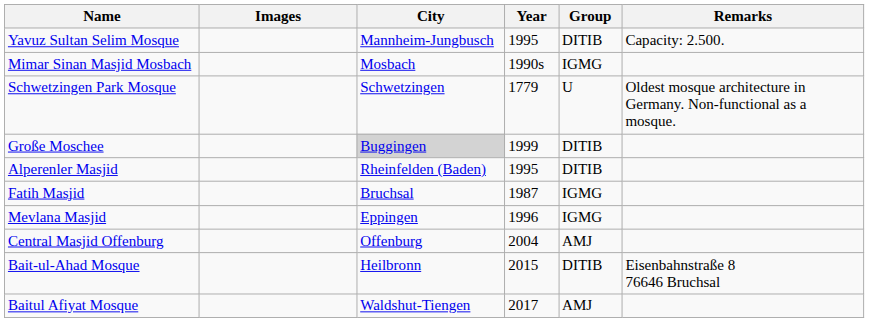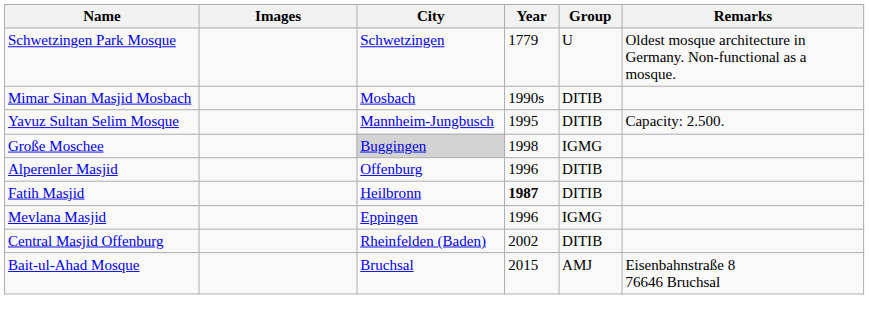rows swapped: (92, 87) <-> (93, 40)
(582, 64) IGMG -> (582, 97) DITIB
(523, 145) 1999 -> (523, 145) 1998
(582, 145) DITIB -> (582, 145) IGMG
(423, 169) Rheinfelden (Baden) -> (391, 169) Offenburg
(523, 169) 1995 -> (523, 169) 1996
(387, 193) Bruchsal -> (391, 193) Heilbronn
(523, 193) normal -> (523, 193) bold
(582, 193) IGMG -> (582, 193) DITIB
(391, 241) Offenburg -> (423, 241) Rheinfelden (Baden)
(523, 241) 2004 -> (523, 241) 2002
(577, 241) AMJ -> (582, 241) DITIB
(391, 264) Heilbronn -> (387, 264) Bruchsal
(582, 264) DITIB -> (577, 264) AMJ
- row: (73, 305)
